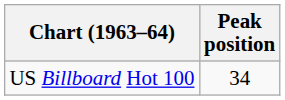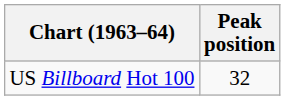(240, 77) 34 -> (240, 77) 32
